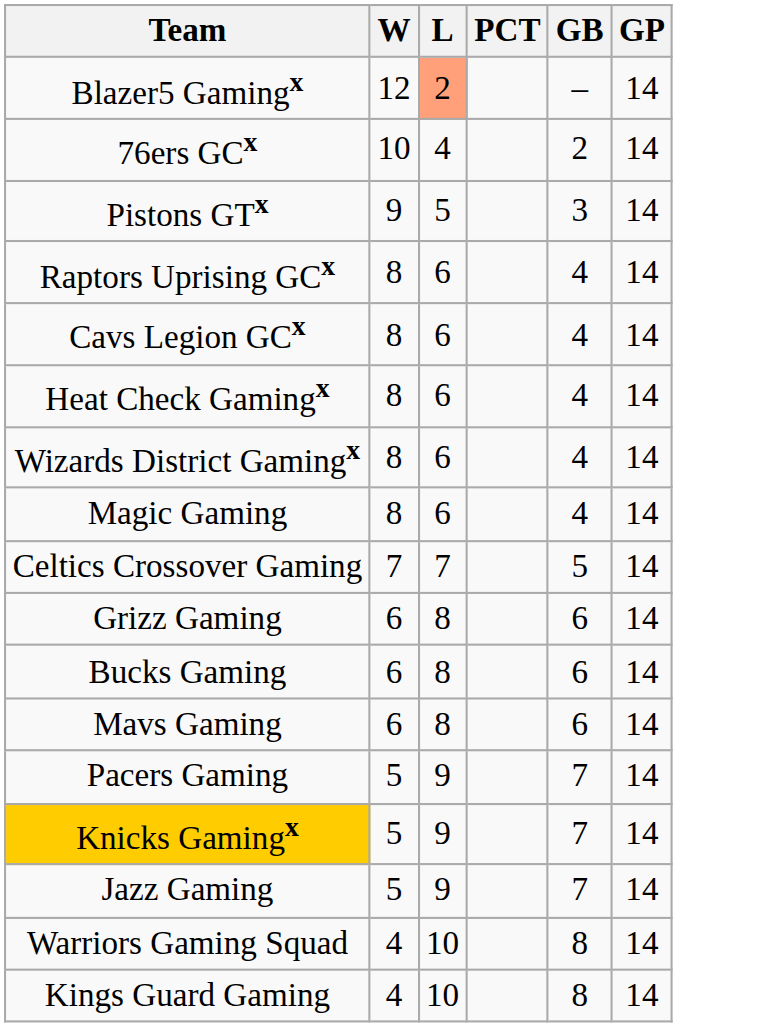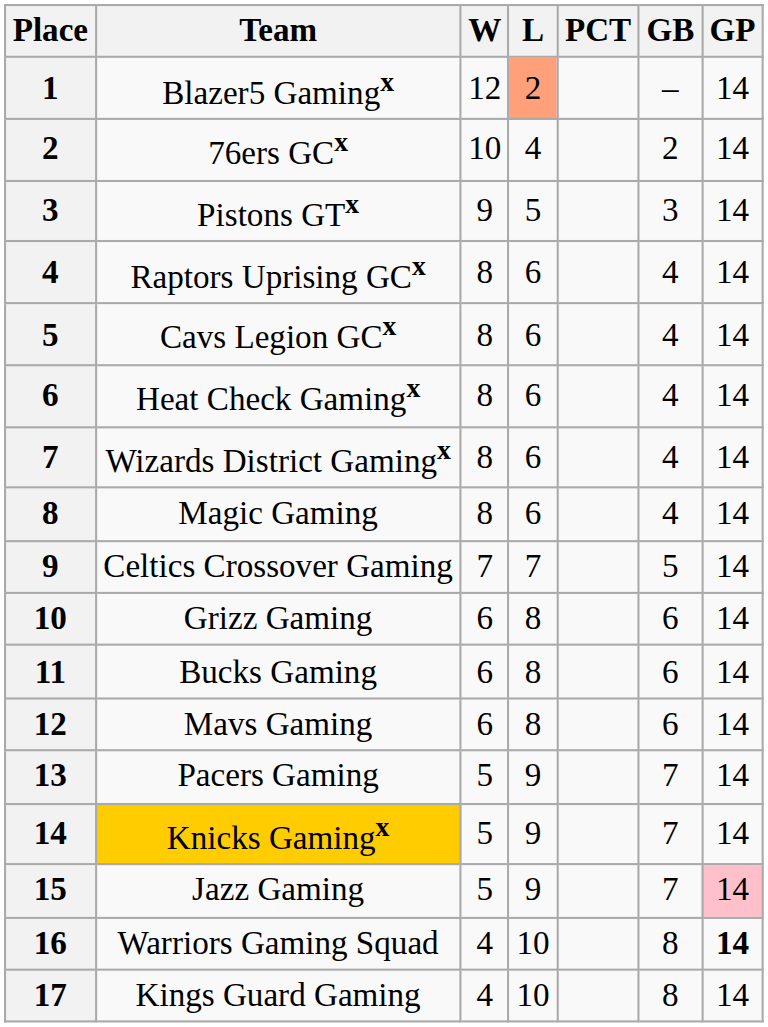+ column: (50, 30)
(642, 890) no background -> (733, 890) pink background
(642, 942) normal -> (733, 942) bold
